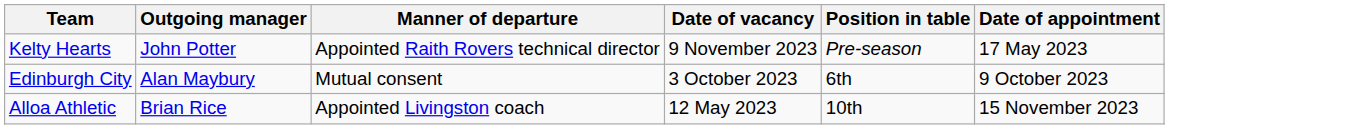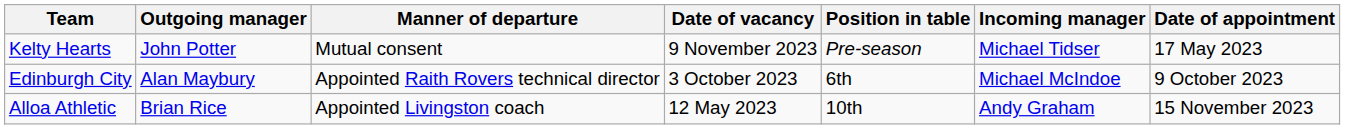+ column: (1062, 19)
(488, 49) Appointed Raith Rovers technical director -> (379, 49) Mutual consent
(379, 78) Mutual consent -> (488, 78) Appointed Raith Rovers technical director
